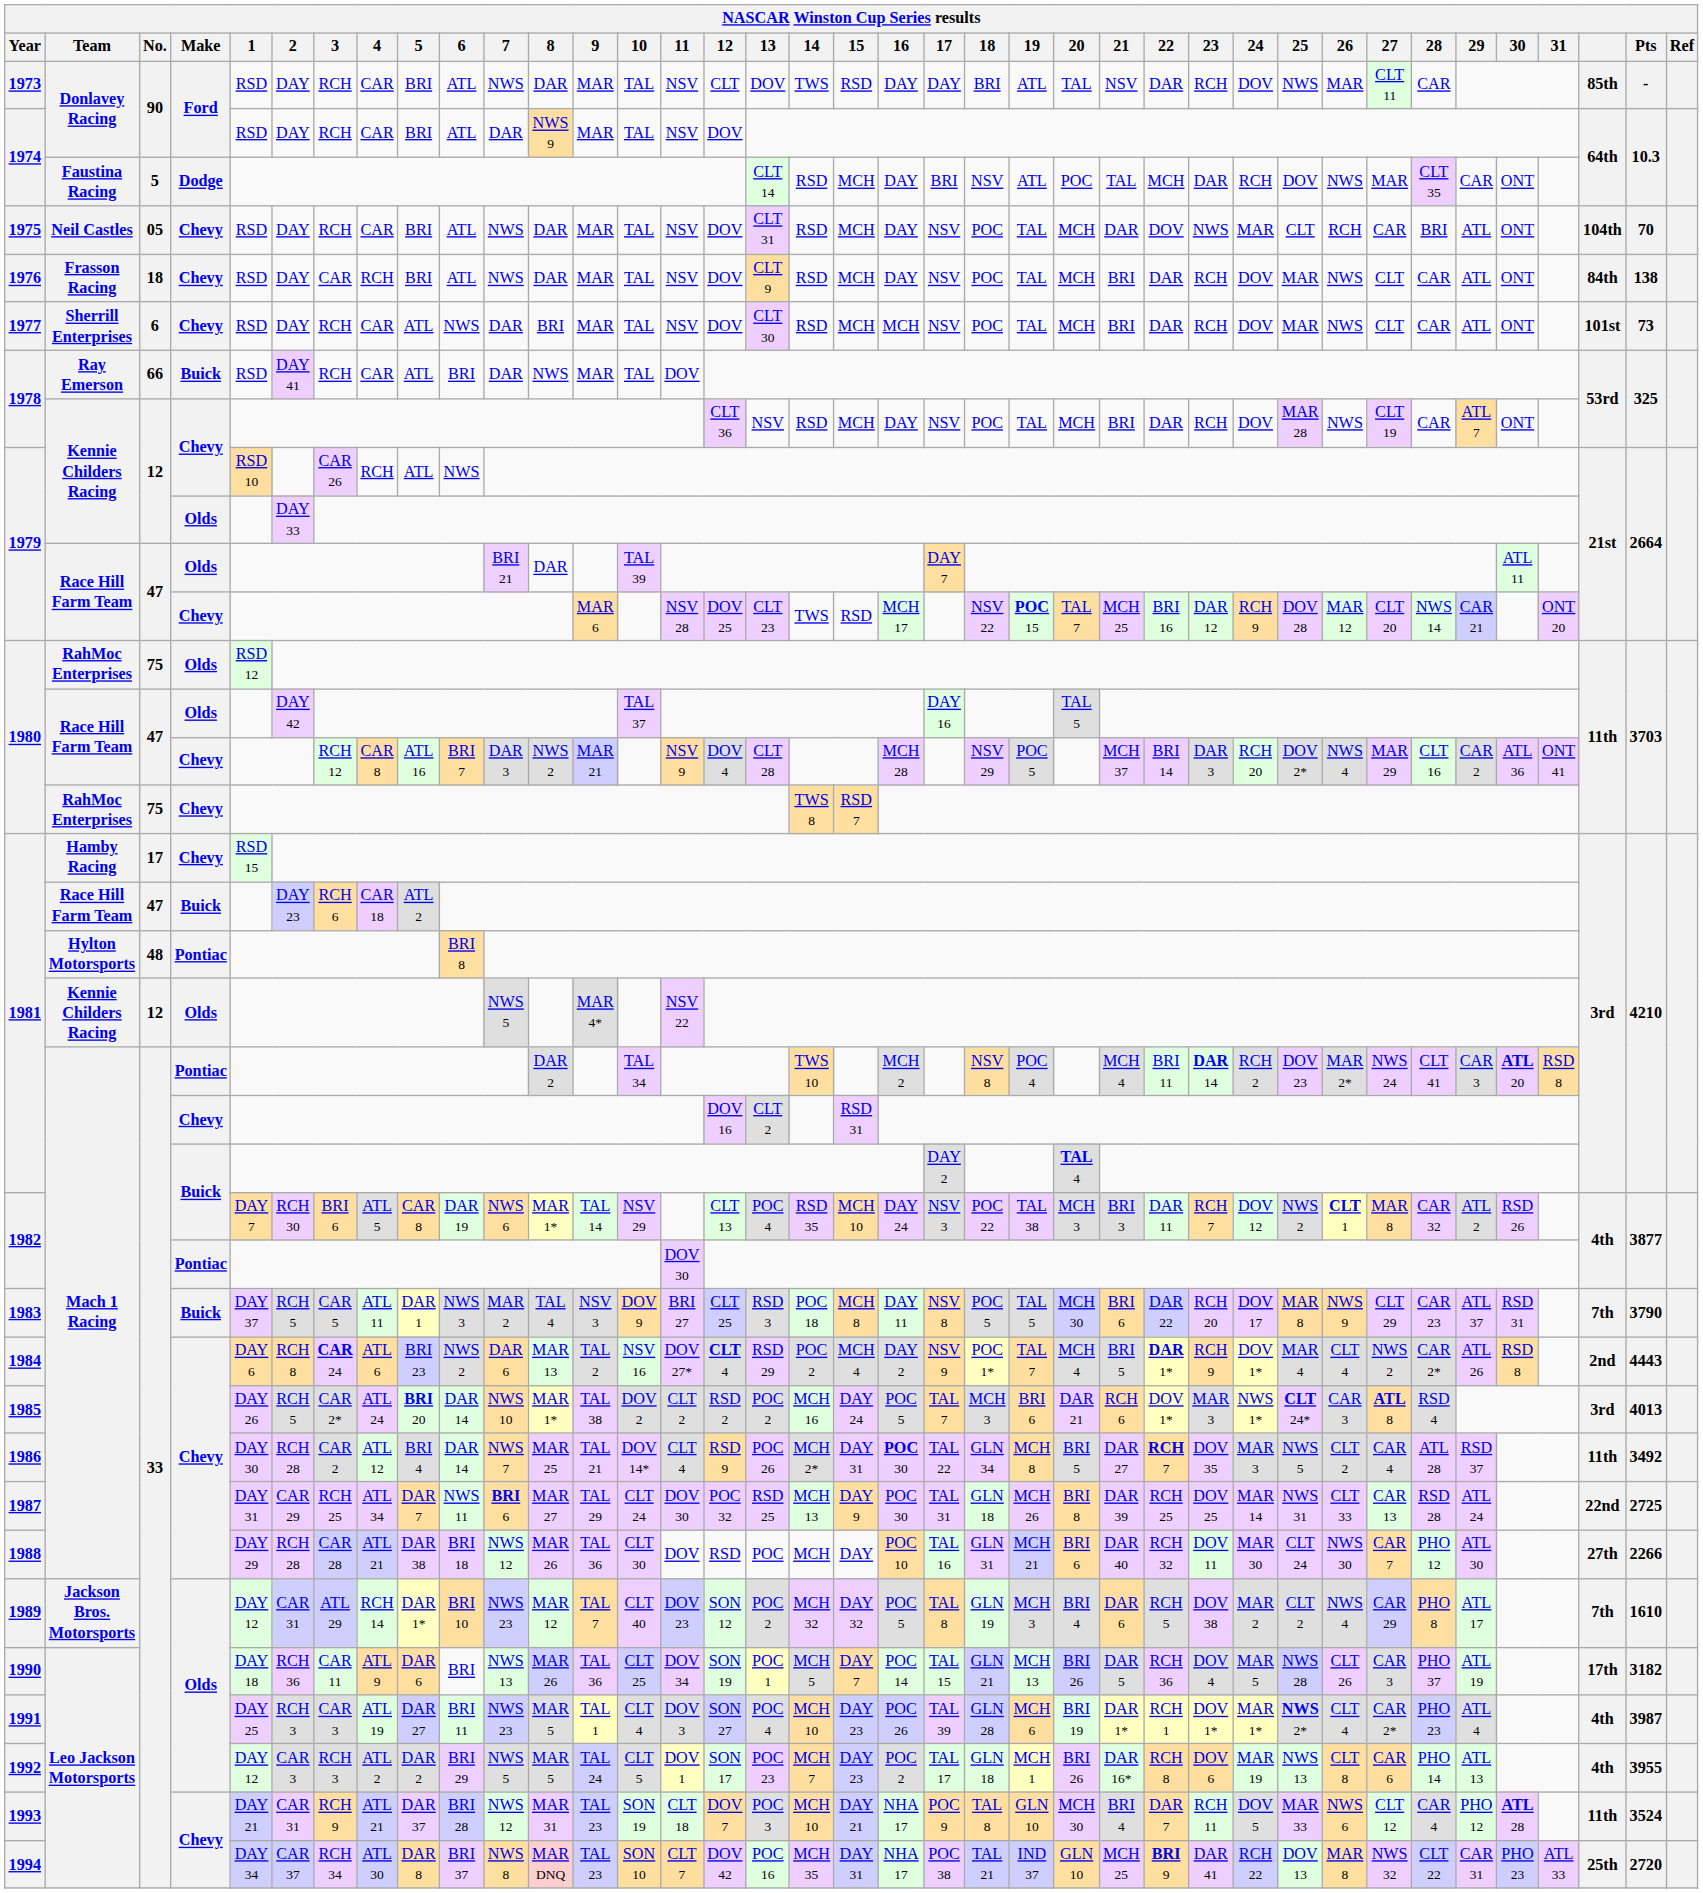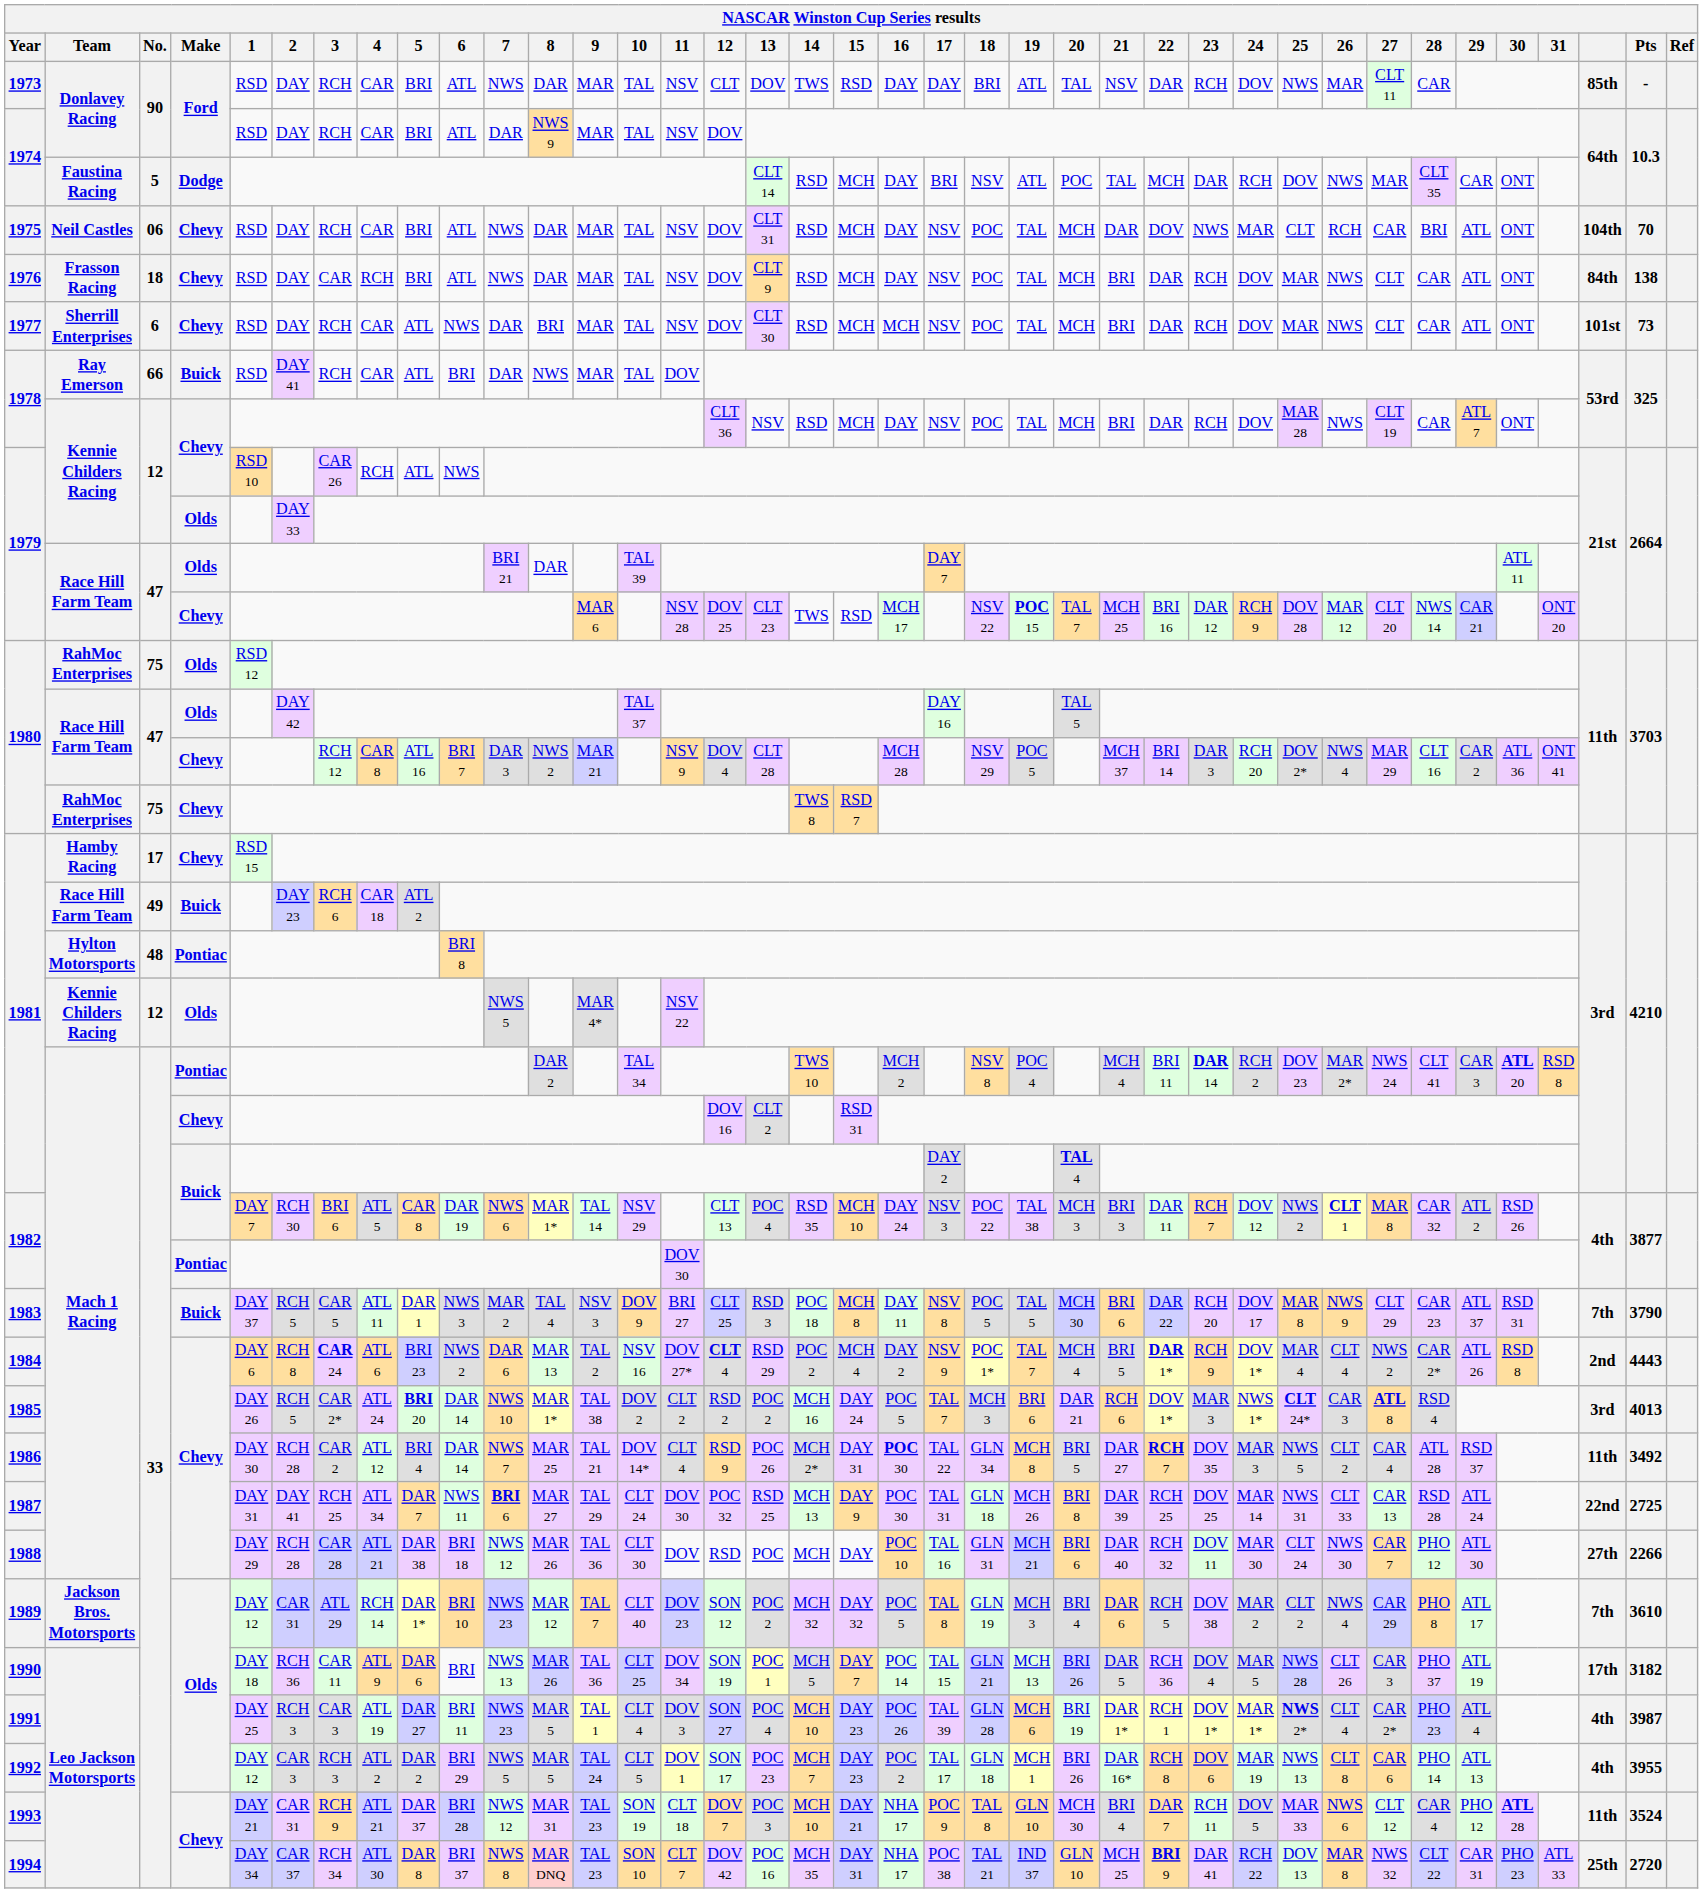(155, 229) 05 -> (155, 229) 06
(155, 905) 47 -> (155, 905) 49
(293, 1505) CAR 29 -> (293, 1505) DAY 41
(1646, 1612) 1610 -> (1646, 1612) 3610
